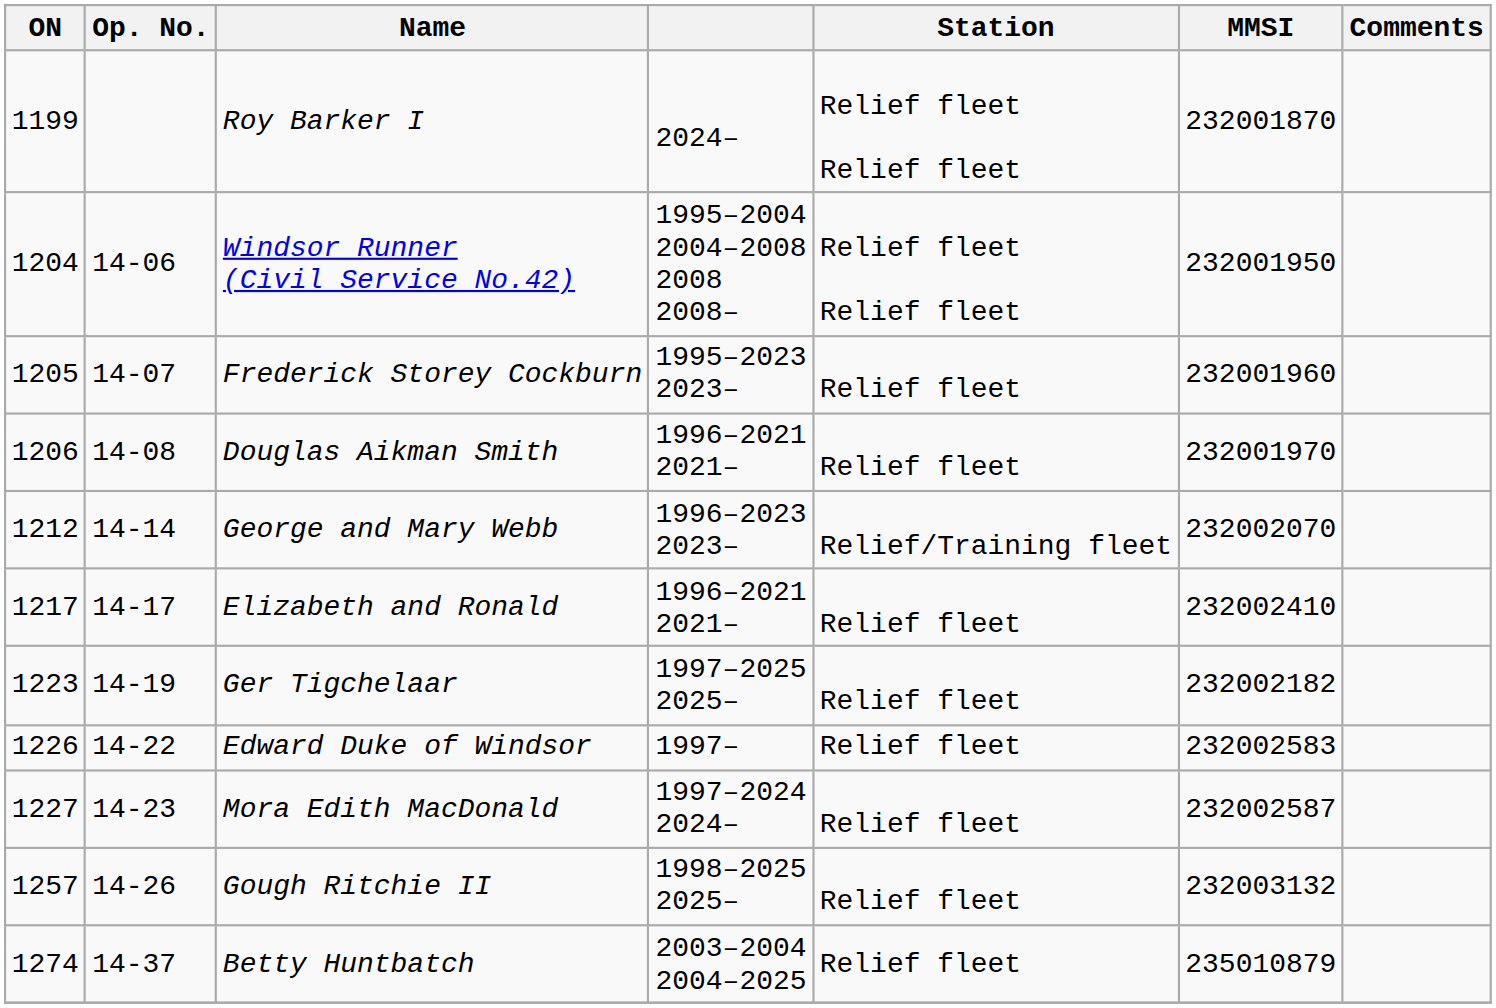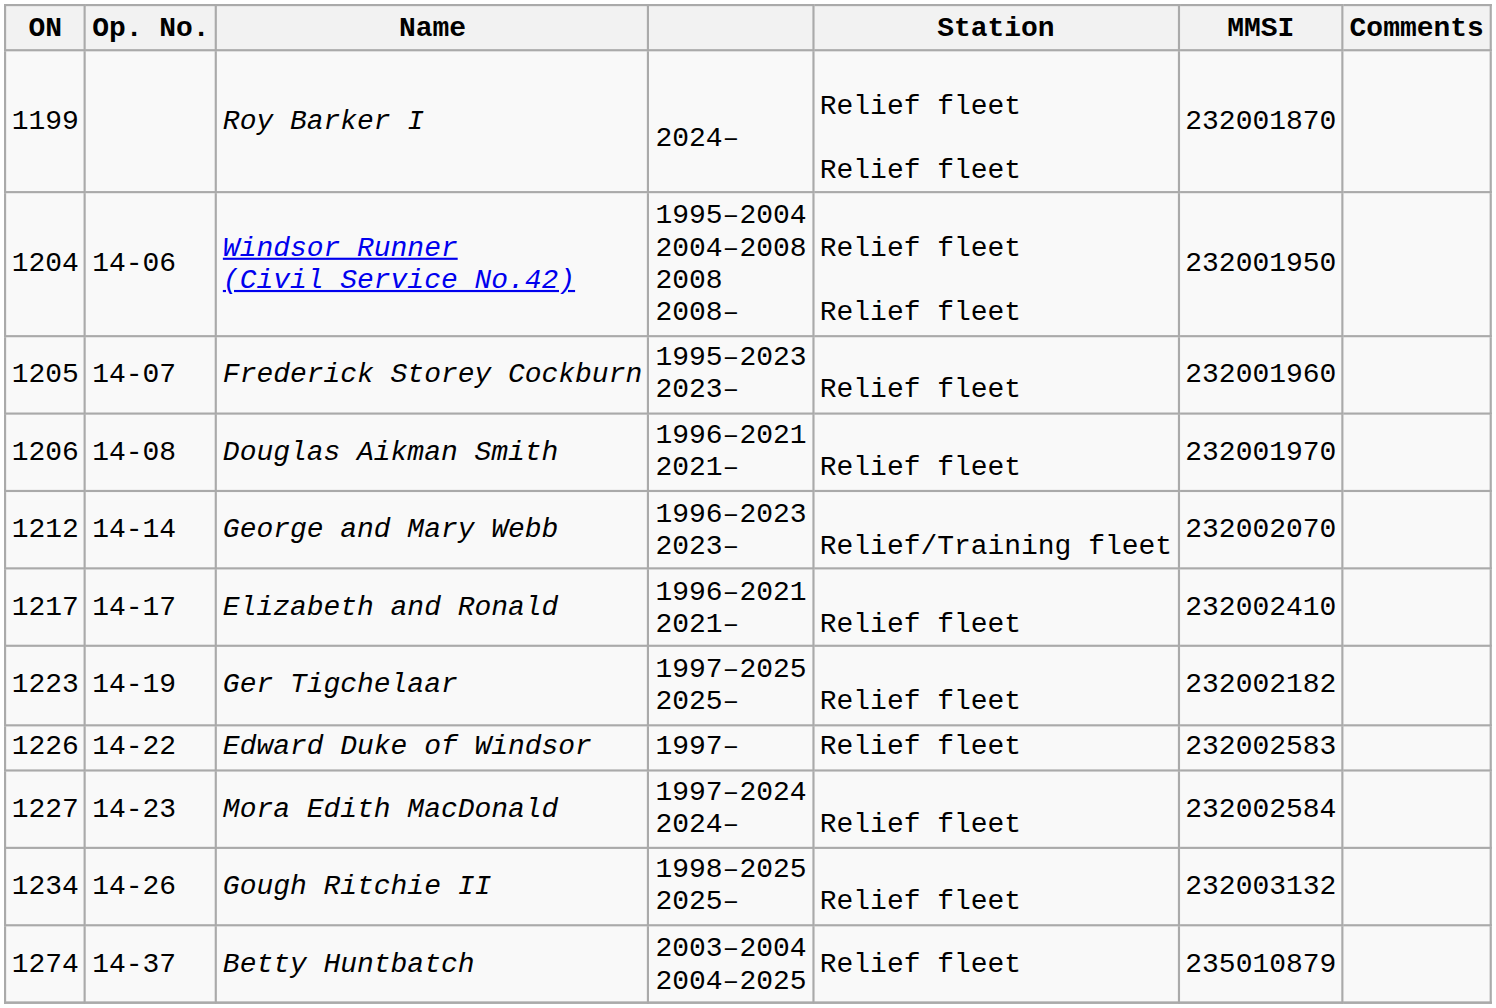(1261, 809) 232002587 -> (1261, 809) 232002584
(45, 887) 1257 -> (45, 887) 1234
